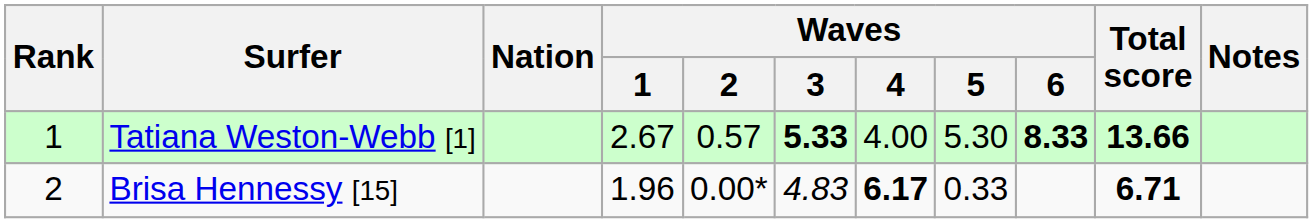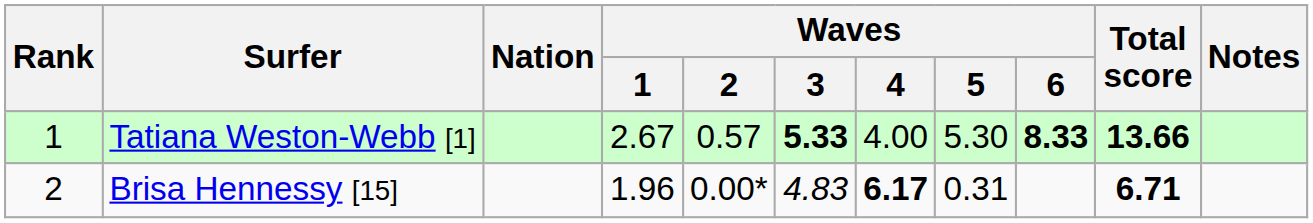(976, 189) 0.33 -> (976, 189) 0.31
